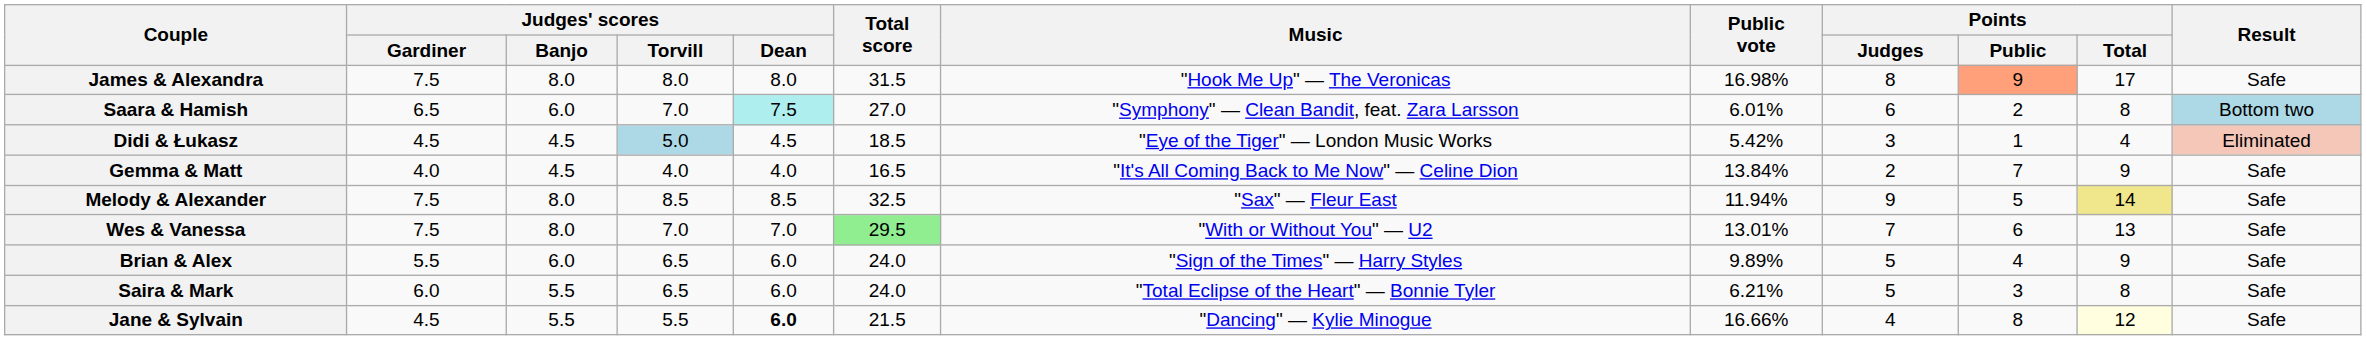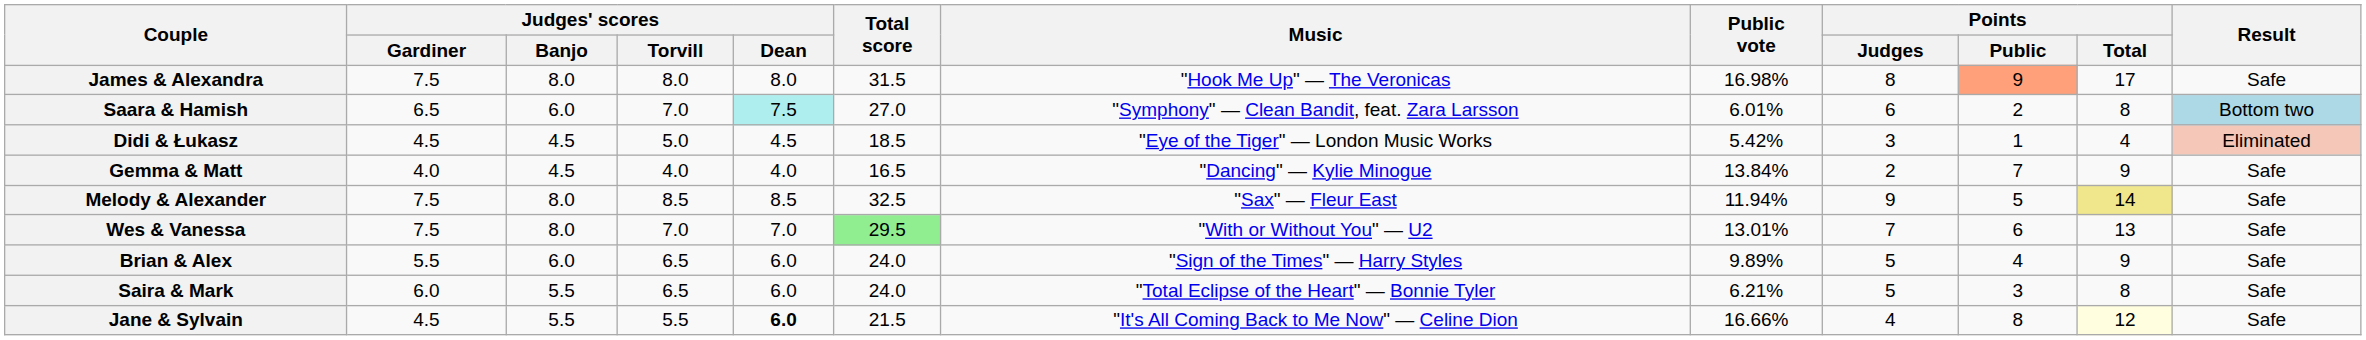(675, 140) lightblue background -> (675, 140) no background
(1316, 170) "It's All Coming Back to Me Now" — Celine Dion -> (1316, 170) "Dancing" — Kylie Minogue
(1316, 320) "Dancing" — Kylie Minogue -> (1316, 320) "It's All Coming Back to Me Now" — Celine Dion
